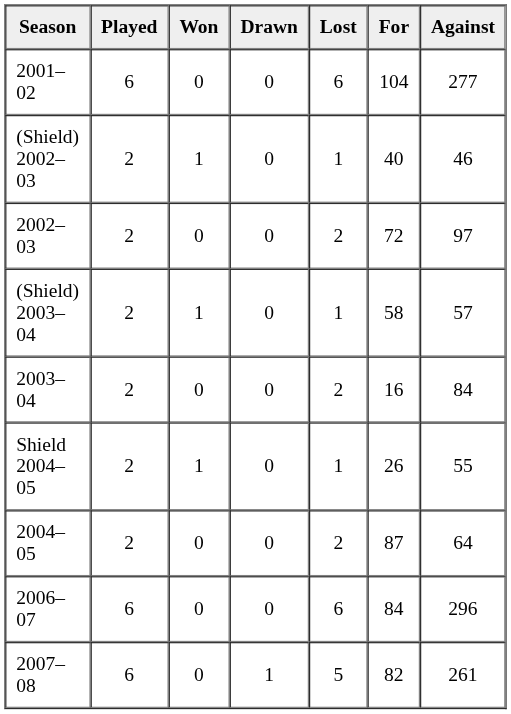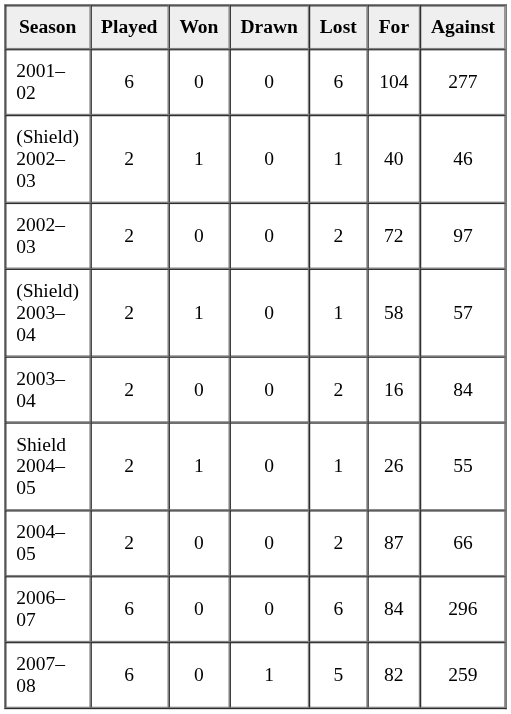(463, 543) 64 -> (463, 543) 66
(463, 674) 261 -> (463, 674) 259
